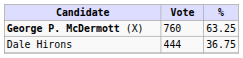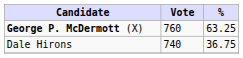(172, 45) 444 -> (172, 45) 740
